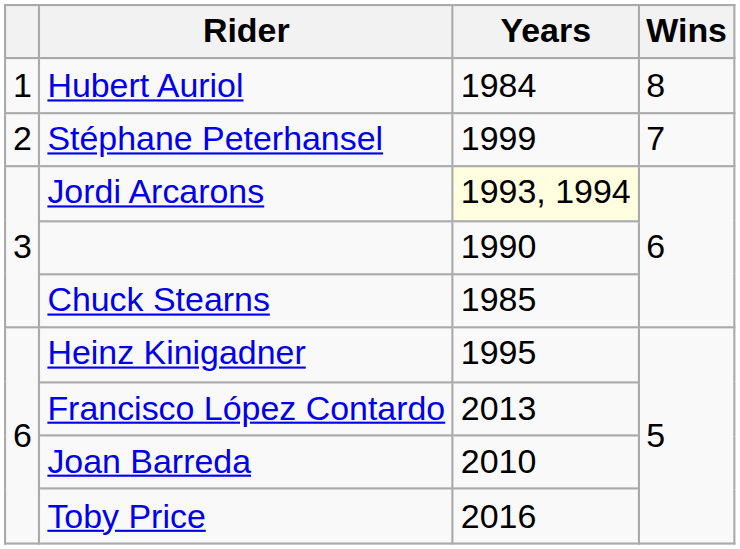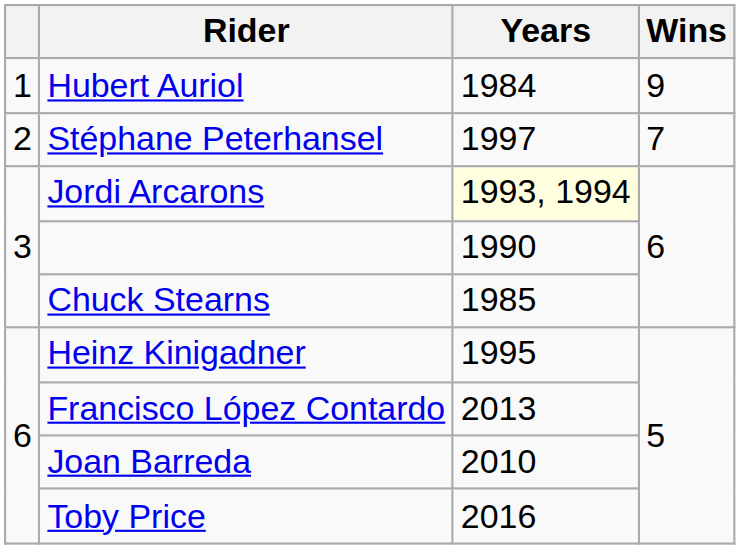(656, 85) 8 -> (656, 85) 9
(499, 138) 1999 -> (499, 138) 1997
